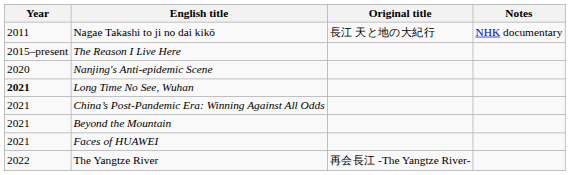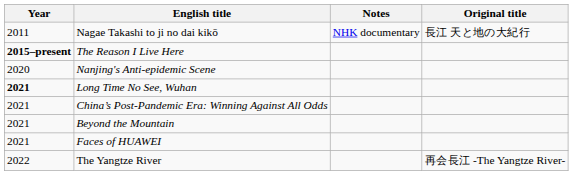columns swapped: (400, 13) <-> (519, 13)
(38, 51) normal -> (39, 51) bold
